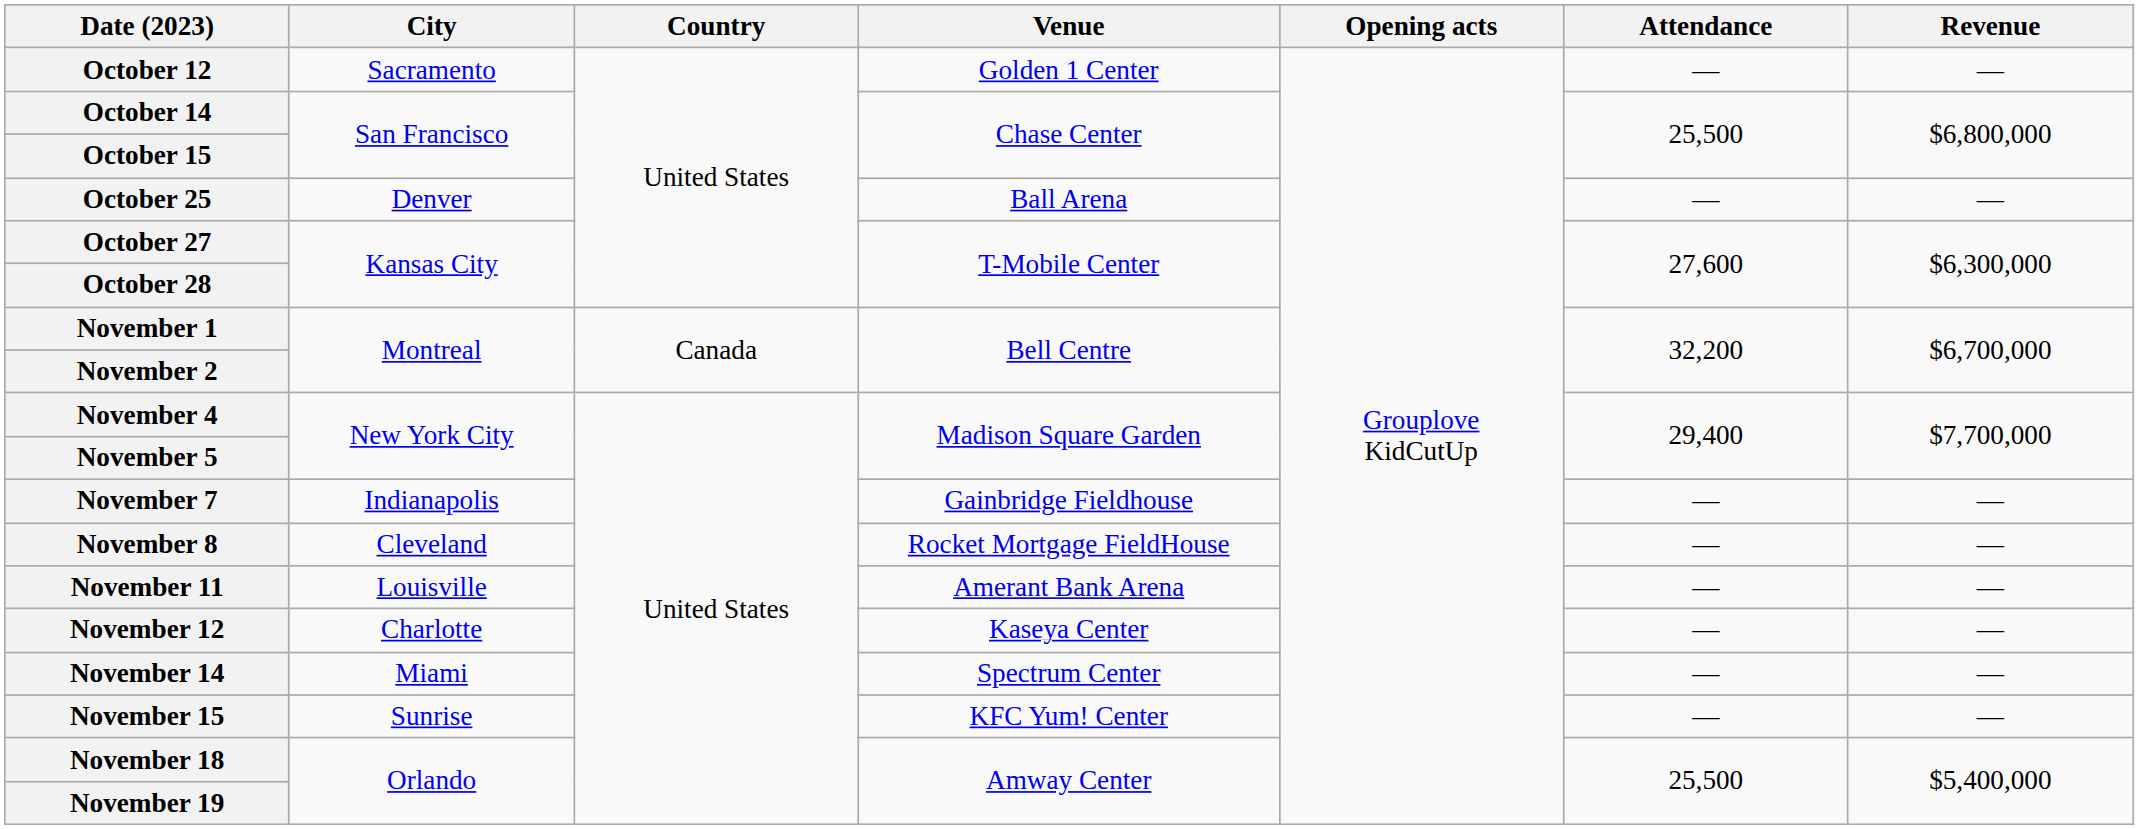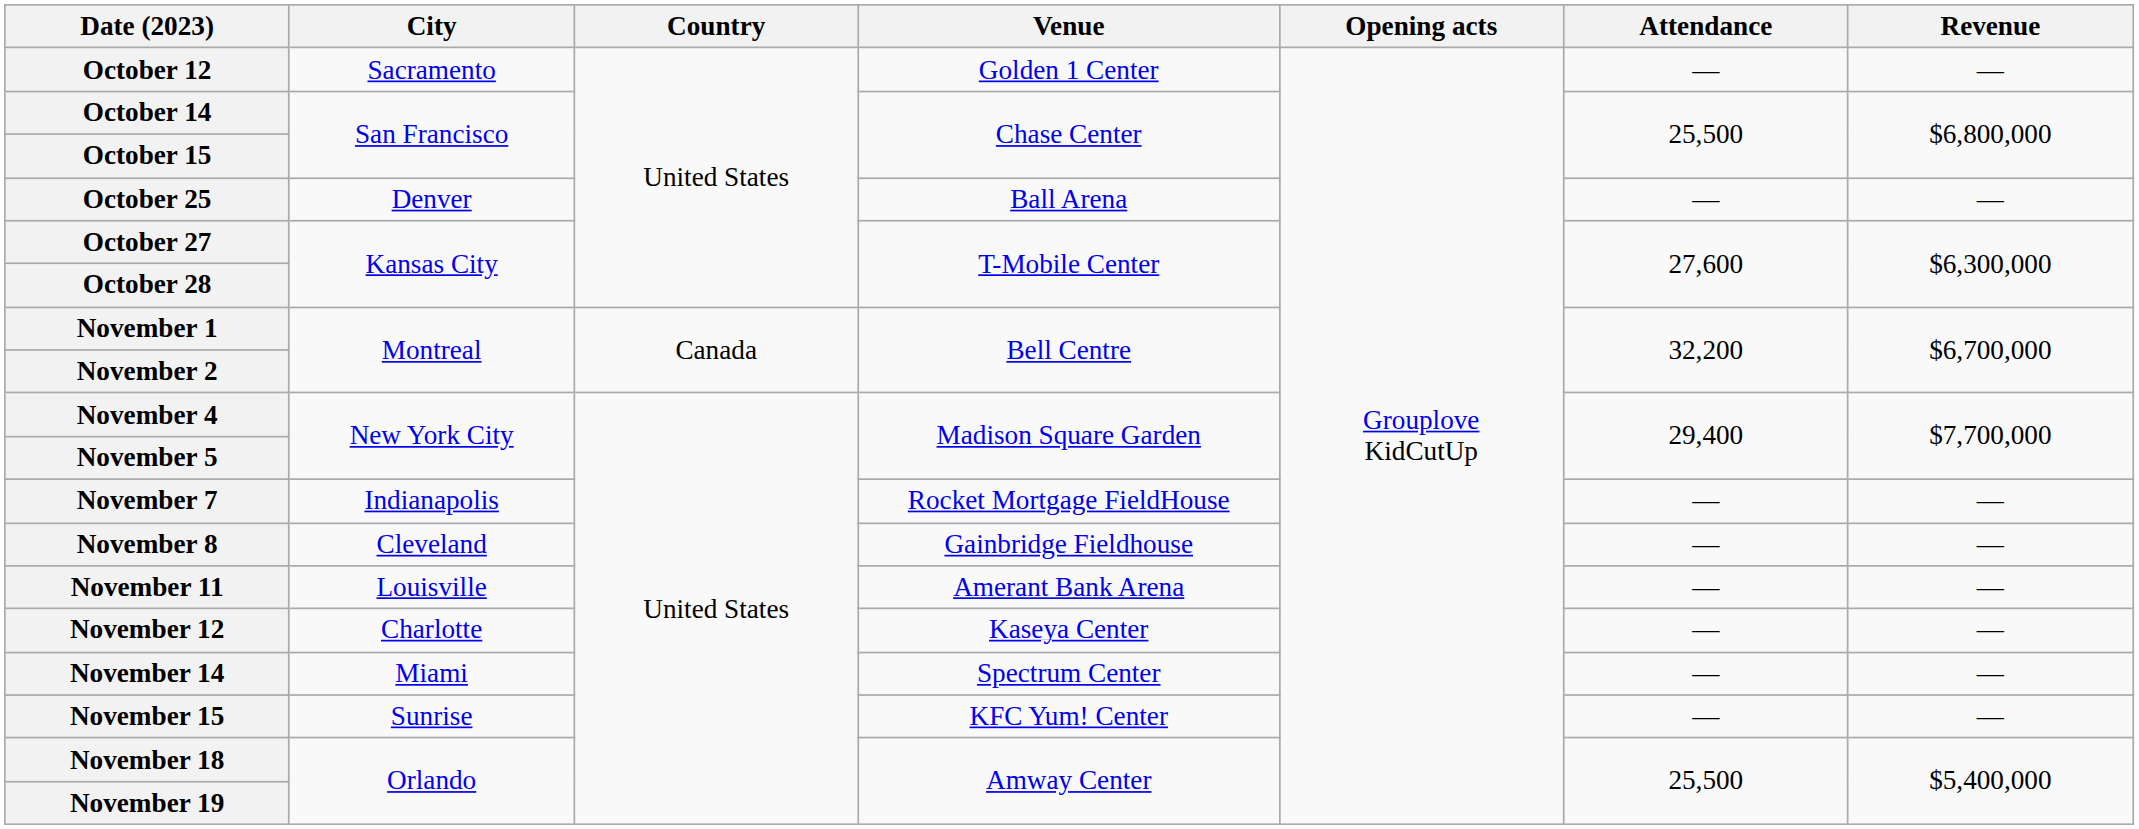(1069, 500) Gainbridge Fieldhouse -> (1069, 500) Rocket Mortgage FieldHouse
(1069, 543) Rocket Mortgage FieldHouse -> (1069, 543) Gainbridge Fieldhouse
